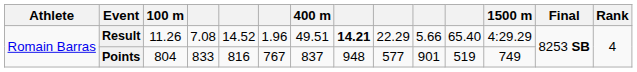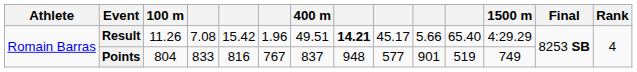(239, 36) 14.52 -> (239, 36) 15.42
(393, 36) 22.29 -> (393, 36) 45.17
